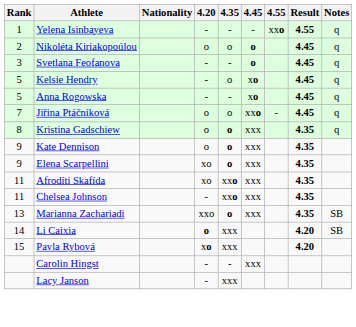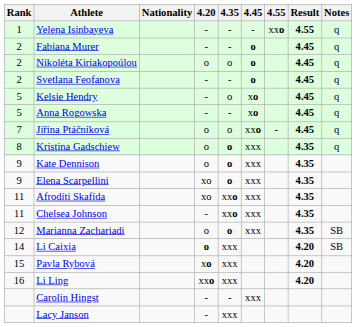+ row: (68, 46)
(19, 63) 3 -> (19, 79) 2
(19, 213) 13 -> (19, 230) 12
(206, 213) xxo -> (206, 230) o
+ row: (52, 280)
